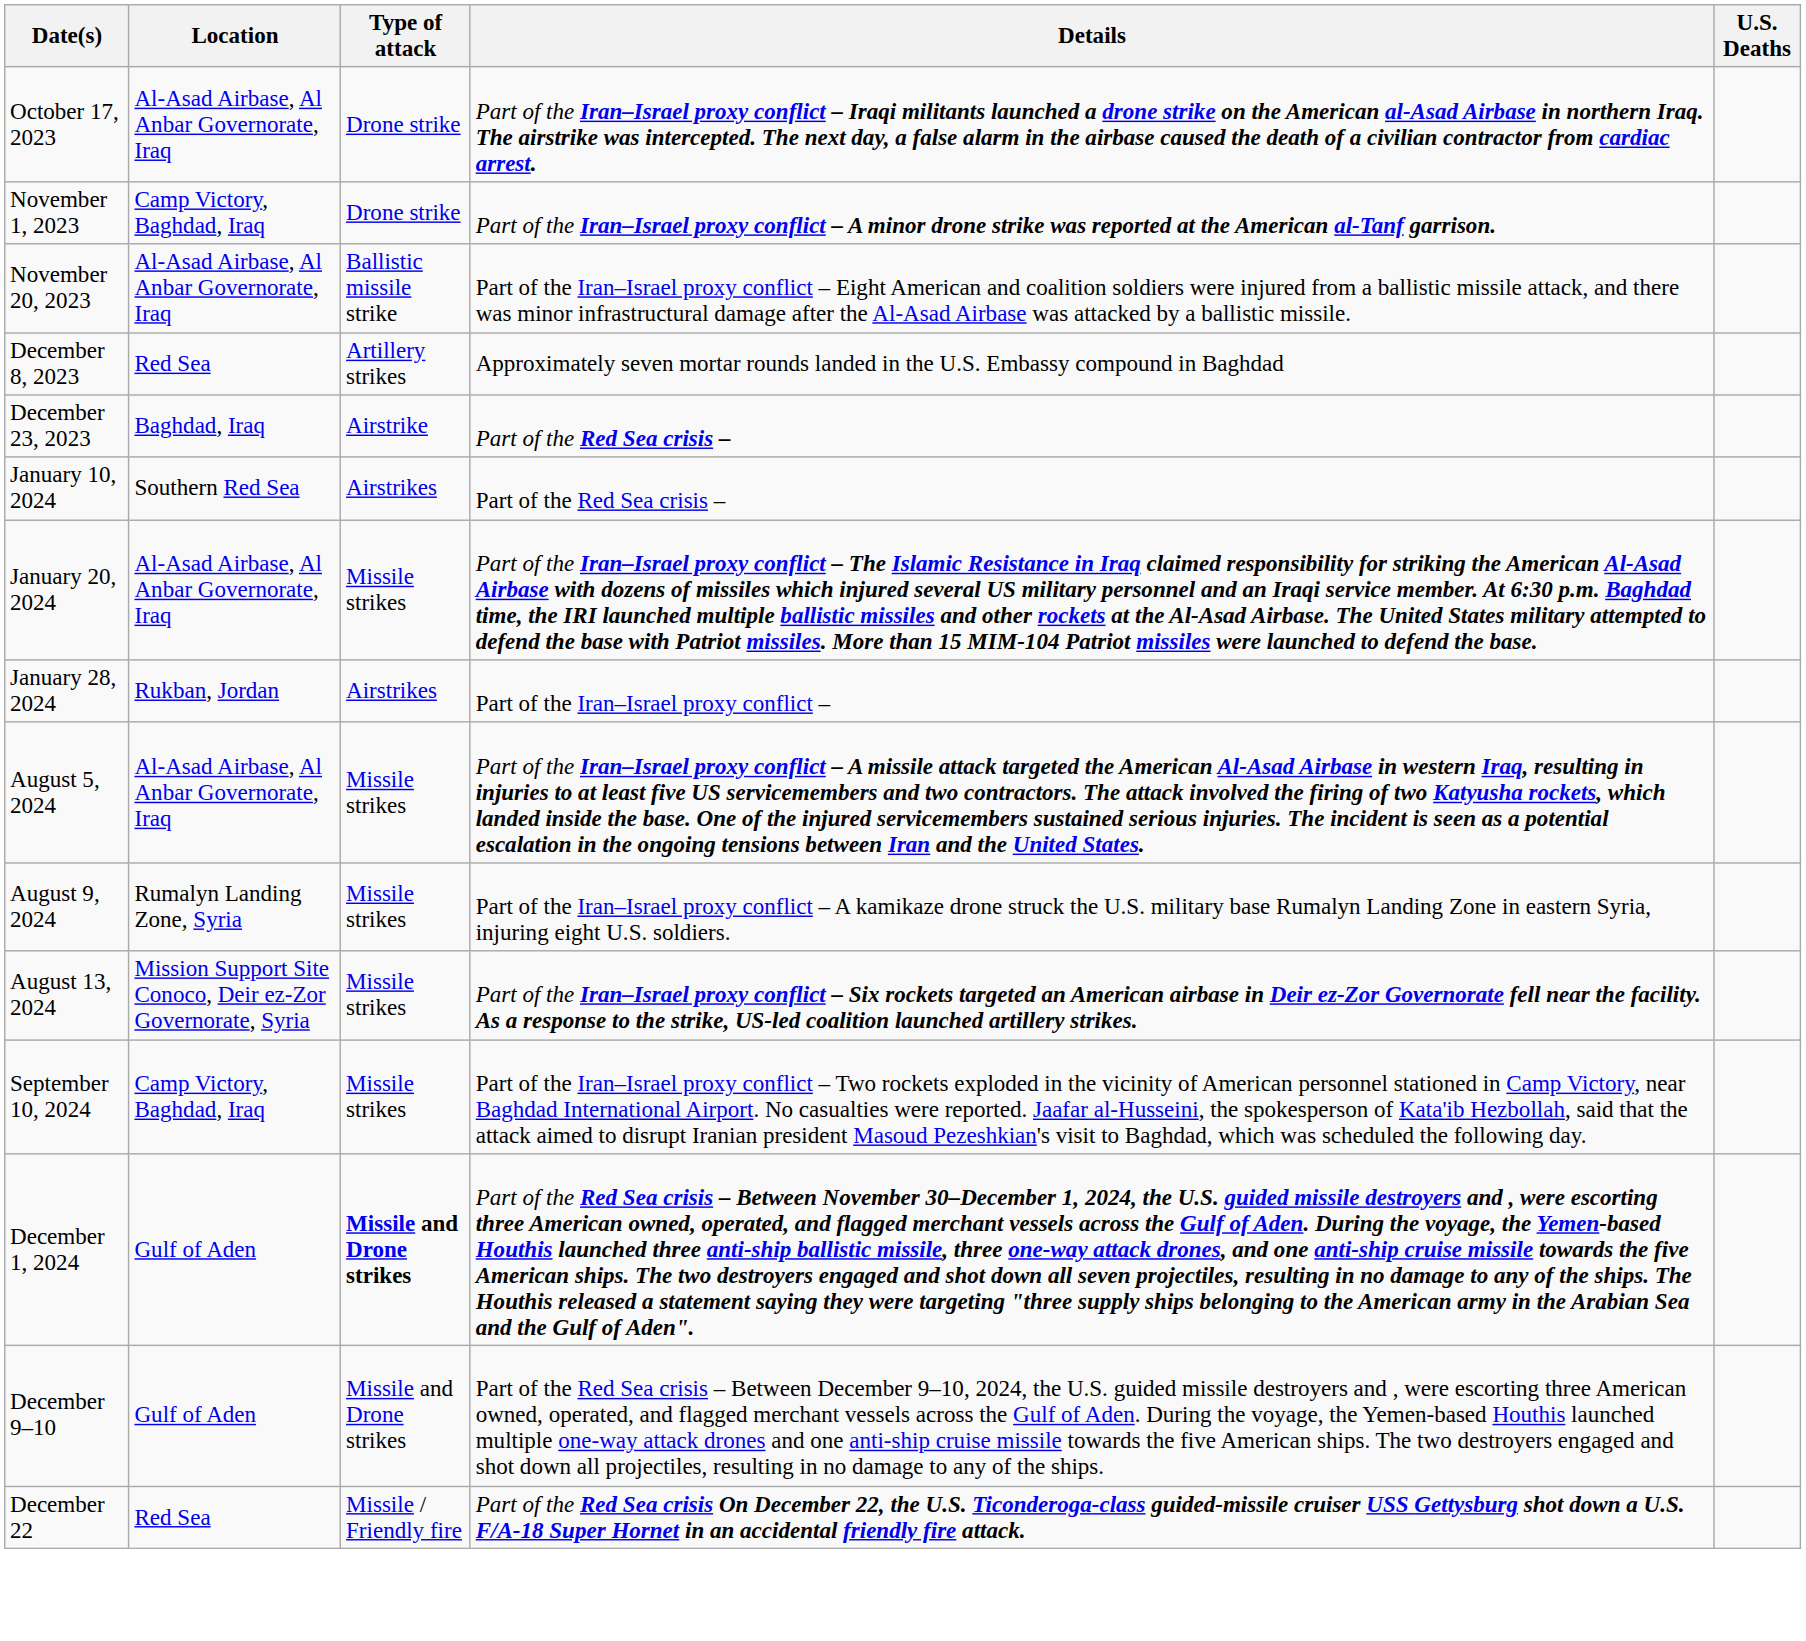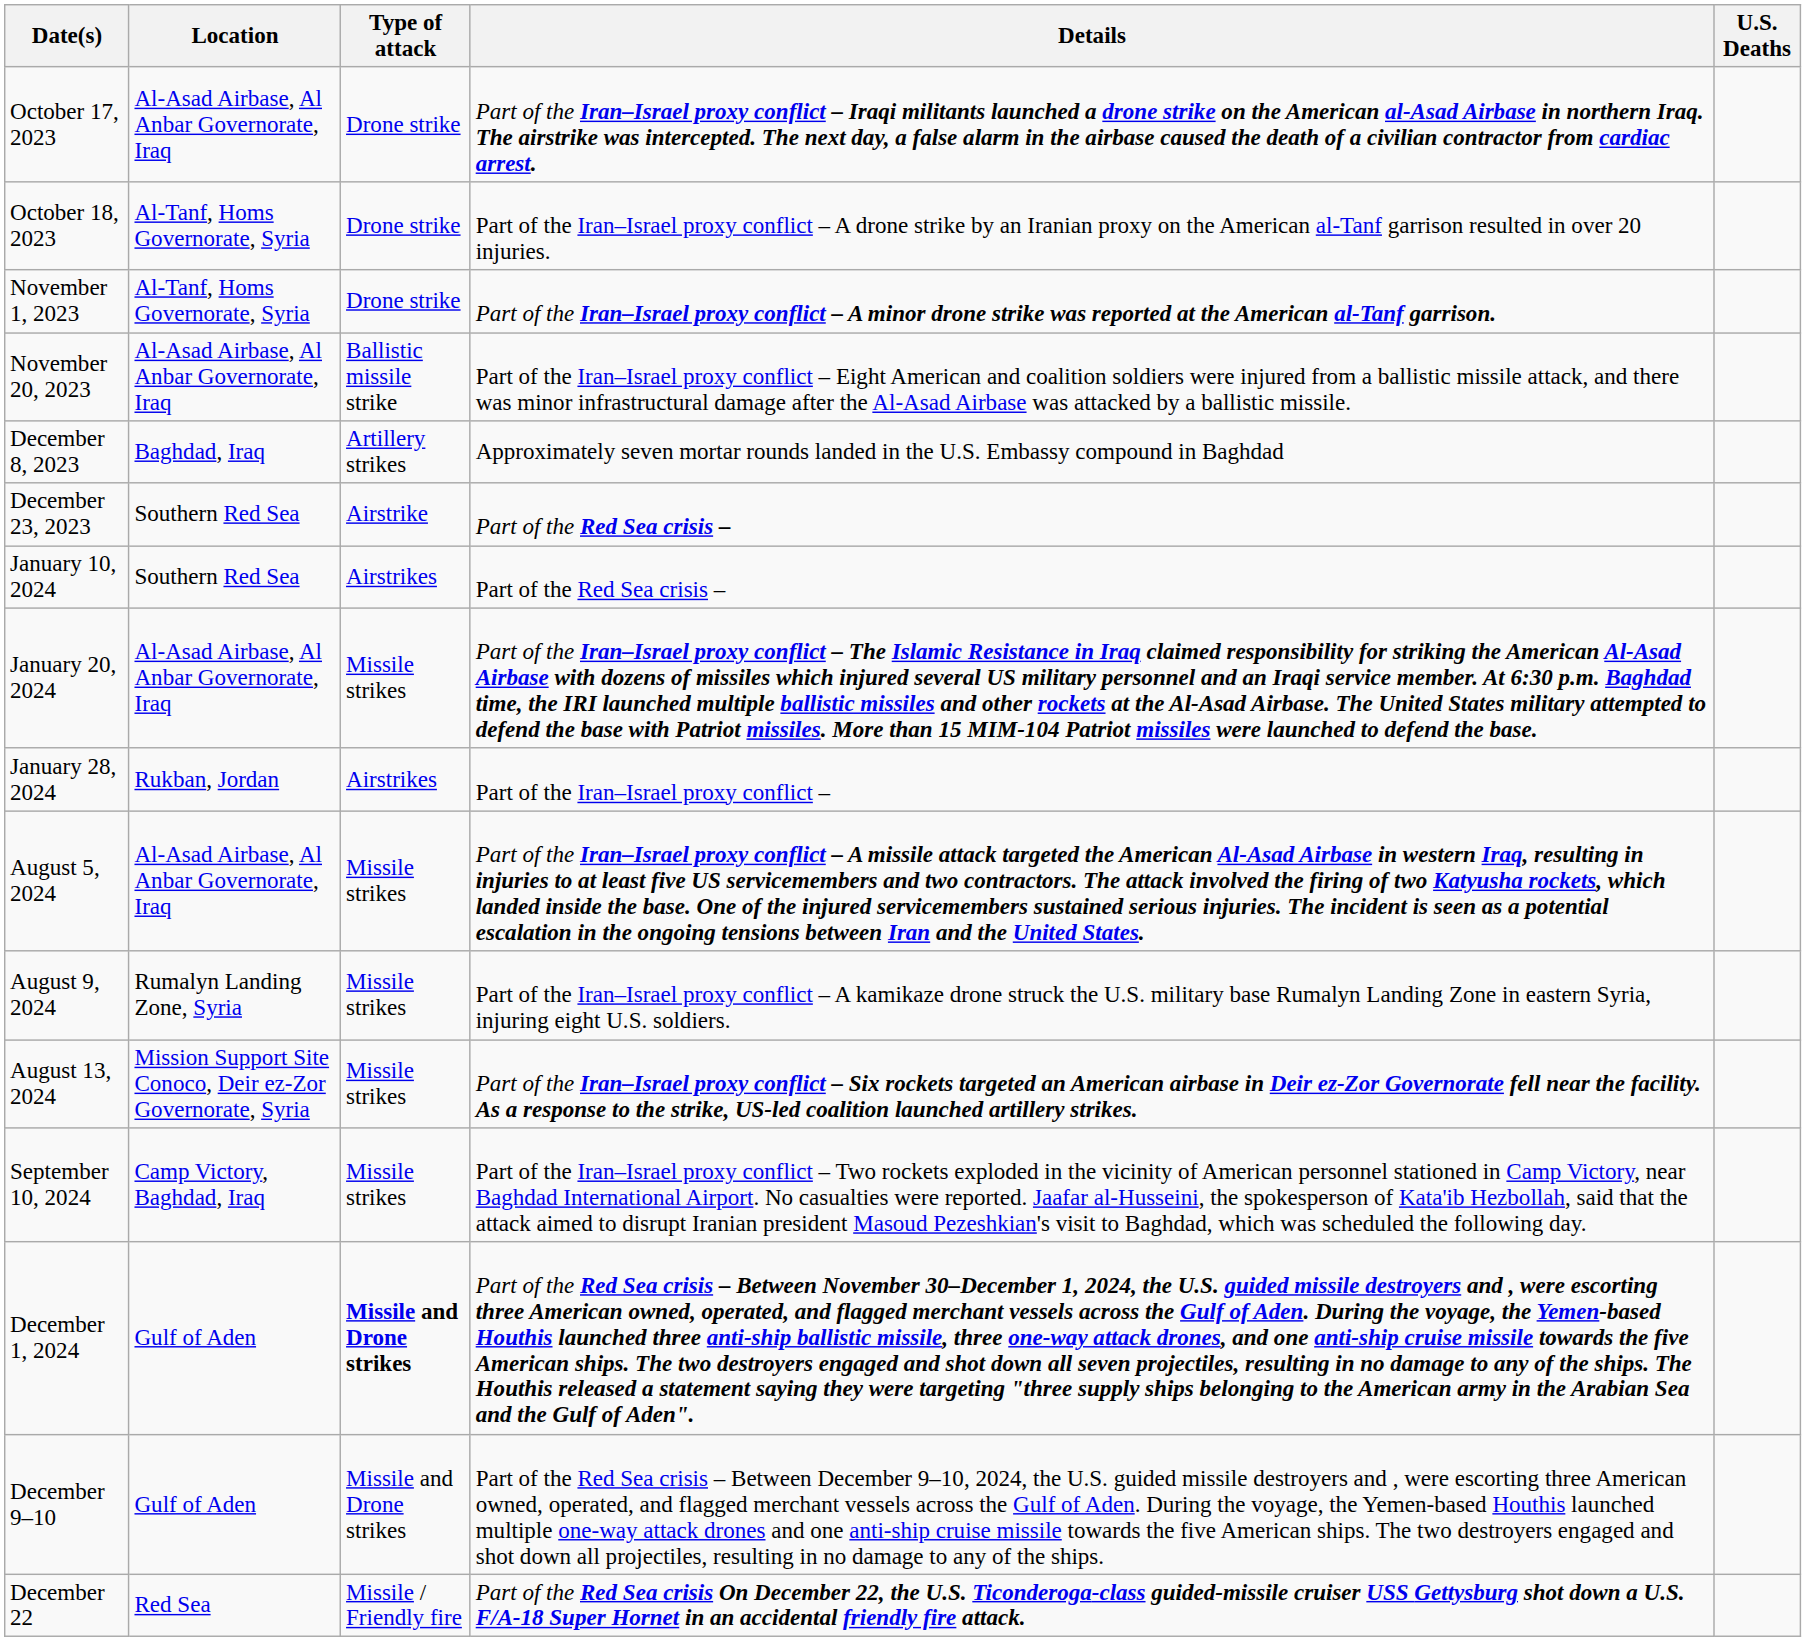+ row: (64, 225)
(201, 212) Camp Victory, Baghdad, Iraq -> (222, 300) Al-Tanf, Homs Governorate, Syria
(173, 363) Red Sea -> (200, 451) Baghdad, Iraq
(200, 425) Baghdad, Iraq -> (217, 514) Southern Red Sea
